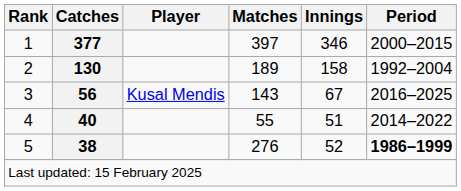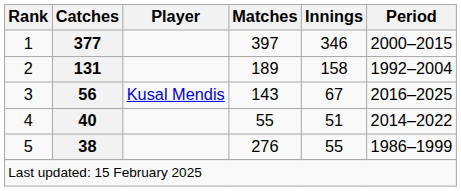(87, 69) 130 -> (87, 69) 131
(334, 146) 52 -> (334, 146) 55
(411, 146) bold -> (411, 146) normal
